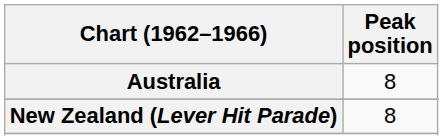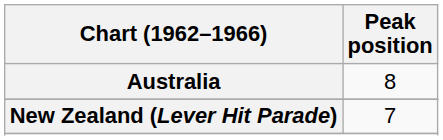(390, 116) 8 -> (390, 116) 7
